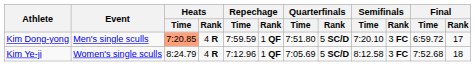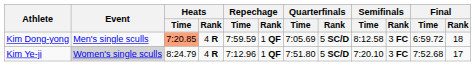(301, 40) 7:51.80 -> (301, 40) 7:05.69
(369, 40) 7:20.10 -> (369, 40) 8:12.58
(458, 40) 17 -> (458, 40) 18
(118, 54) no background -> (118, 54) lightgrey background
(301, 54) 7:05.69 -> (301, 54) 7:51.80
(369, 54) 8:12.58 -> (369, 54) 7:20.10
(458, 54) 18 -> (458, 54) 17
